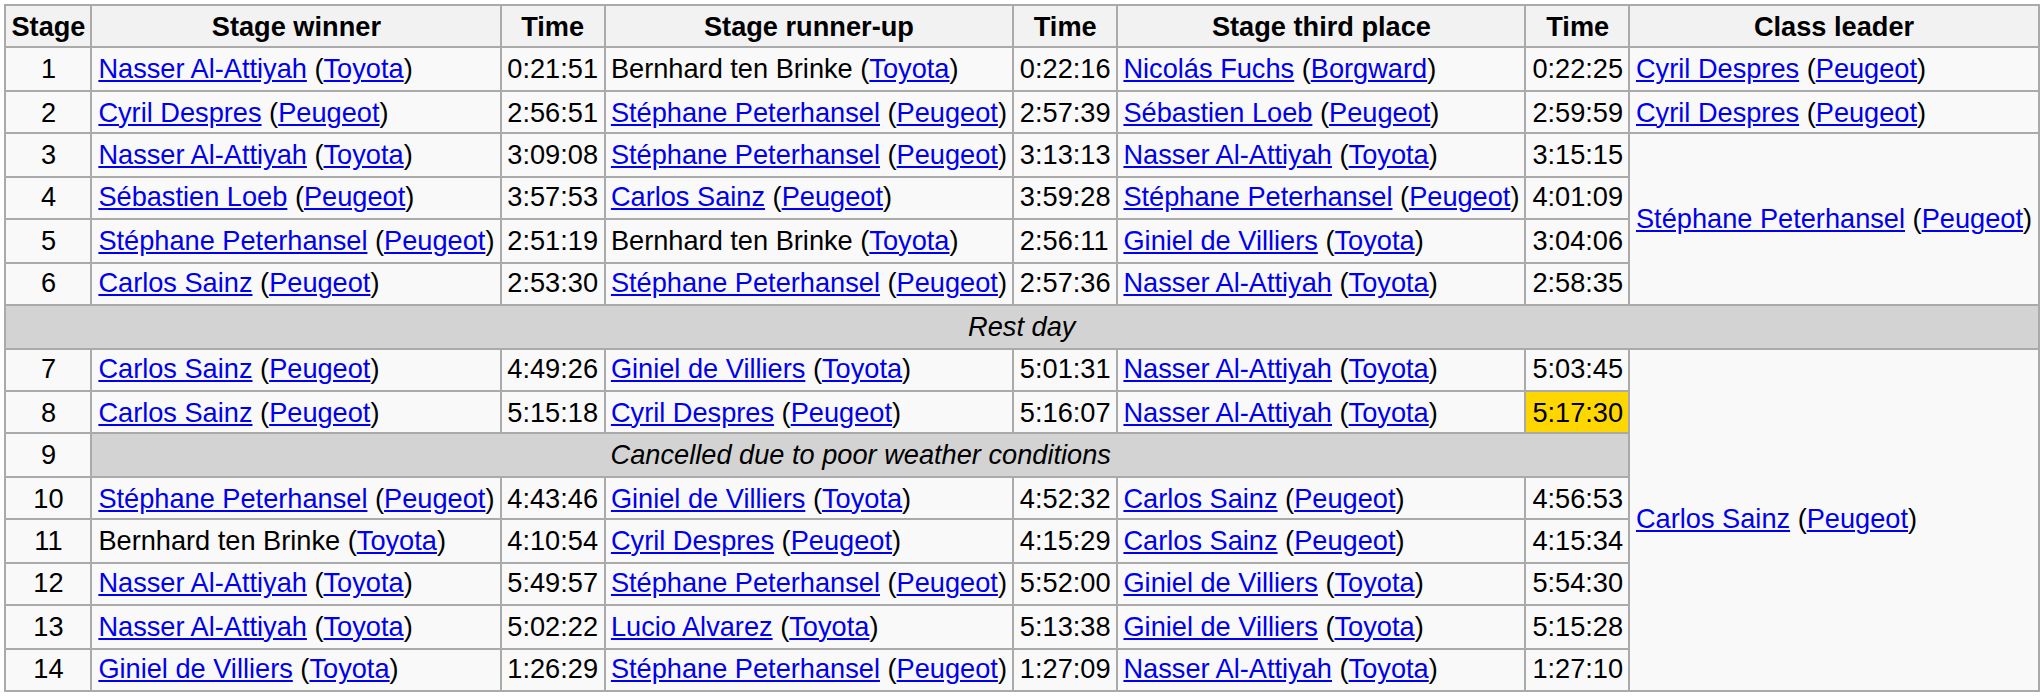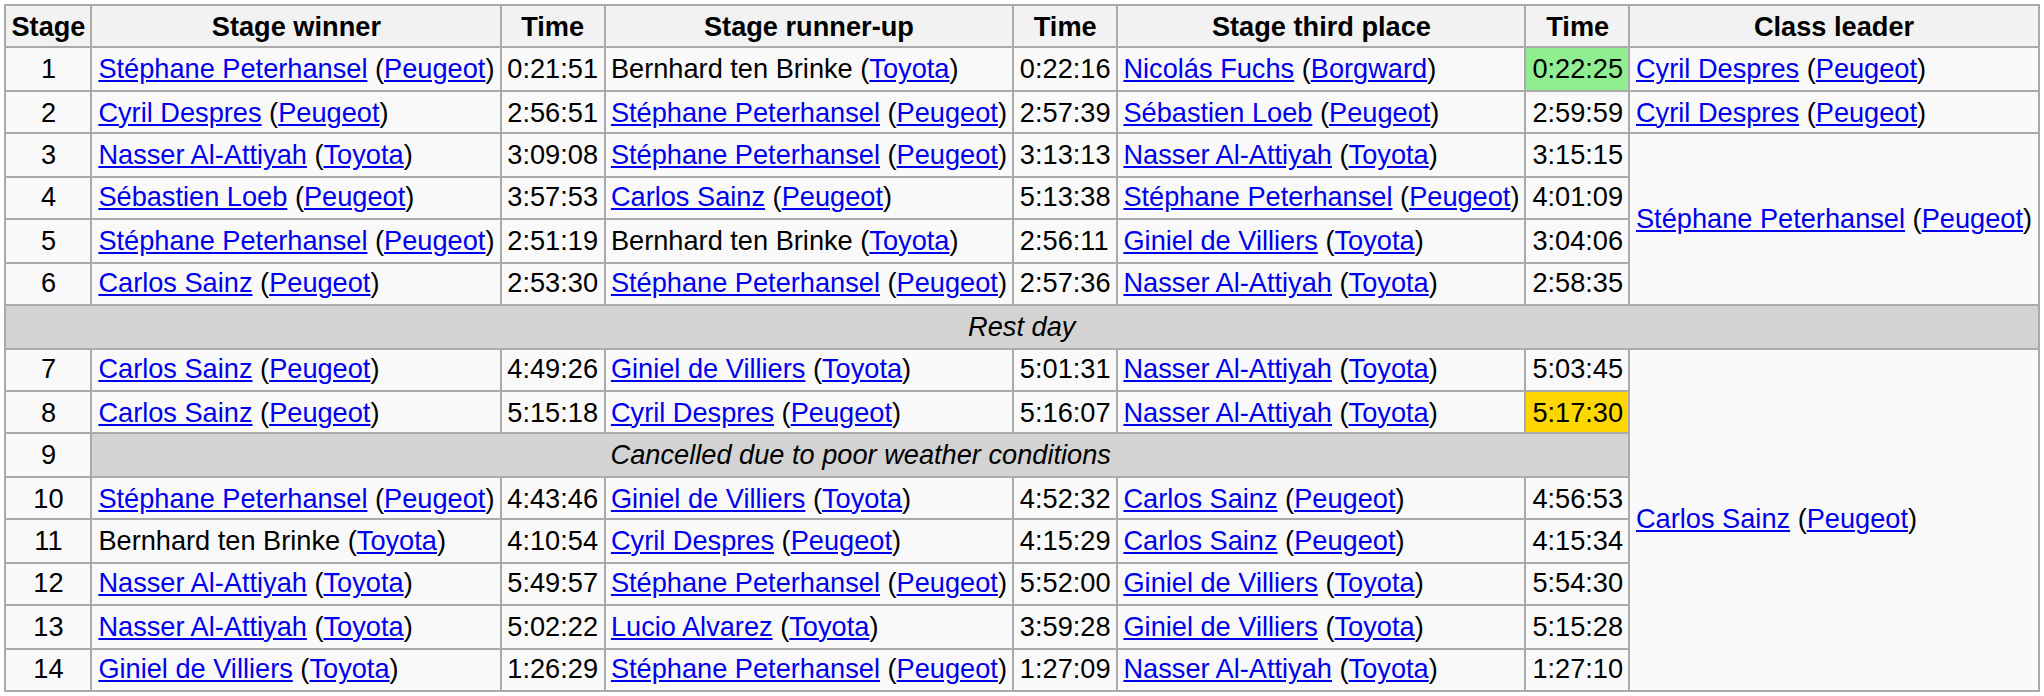(256, 69) Nasser Al-Attiyah (Toyota) -> (296, 69) Stéphane Peterhansel (Peugeot)
(1578, 69) no background -> (1578, 69) lightgreen background
(1065, 198) 3:59:28 -> (1065, 198) 5:13:38
(1065, 626) 5:13:38 -> (1065, 626) 3:59:28
